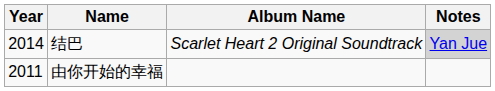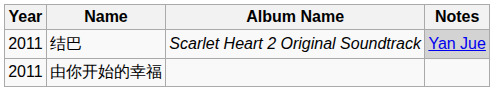(26, 44) 2014 -> (25, 44) 2011
